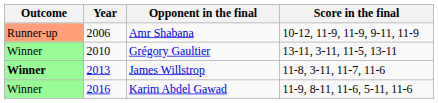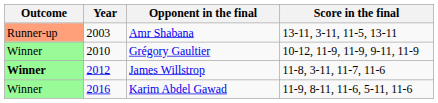(98, 32) 2006 -> (98, 32) 2003
(351, 32) 10-12, 11-9, 11-9, 9-11, 11-9 -> (340, 32) 13-11, 3-11, 11-5, 13-11
(340, 51) 13-11, 3-11, 11-5, 13-11 -> (351, 51) 10-12, 11-9, 11-9, 9-11, 11-9
(98, 70) 2013 -> (98, 70) 2012
